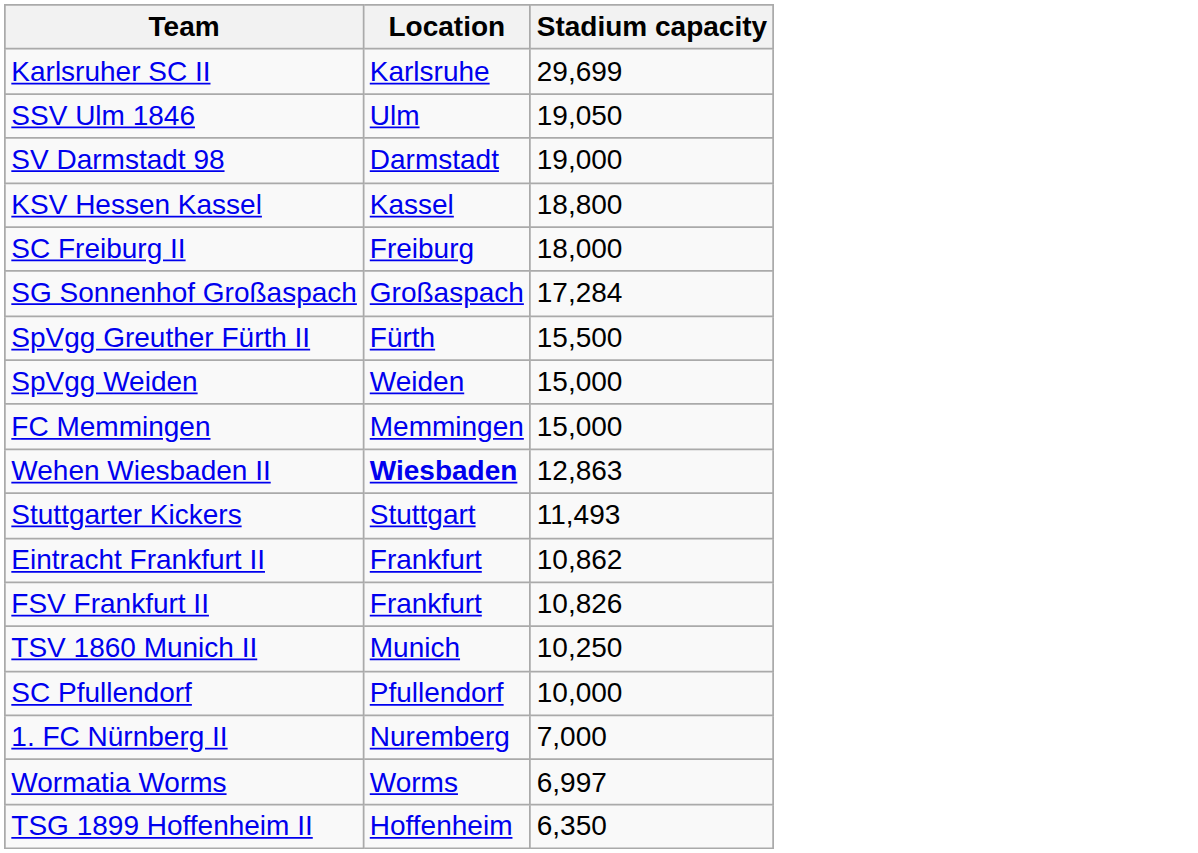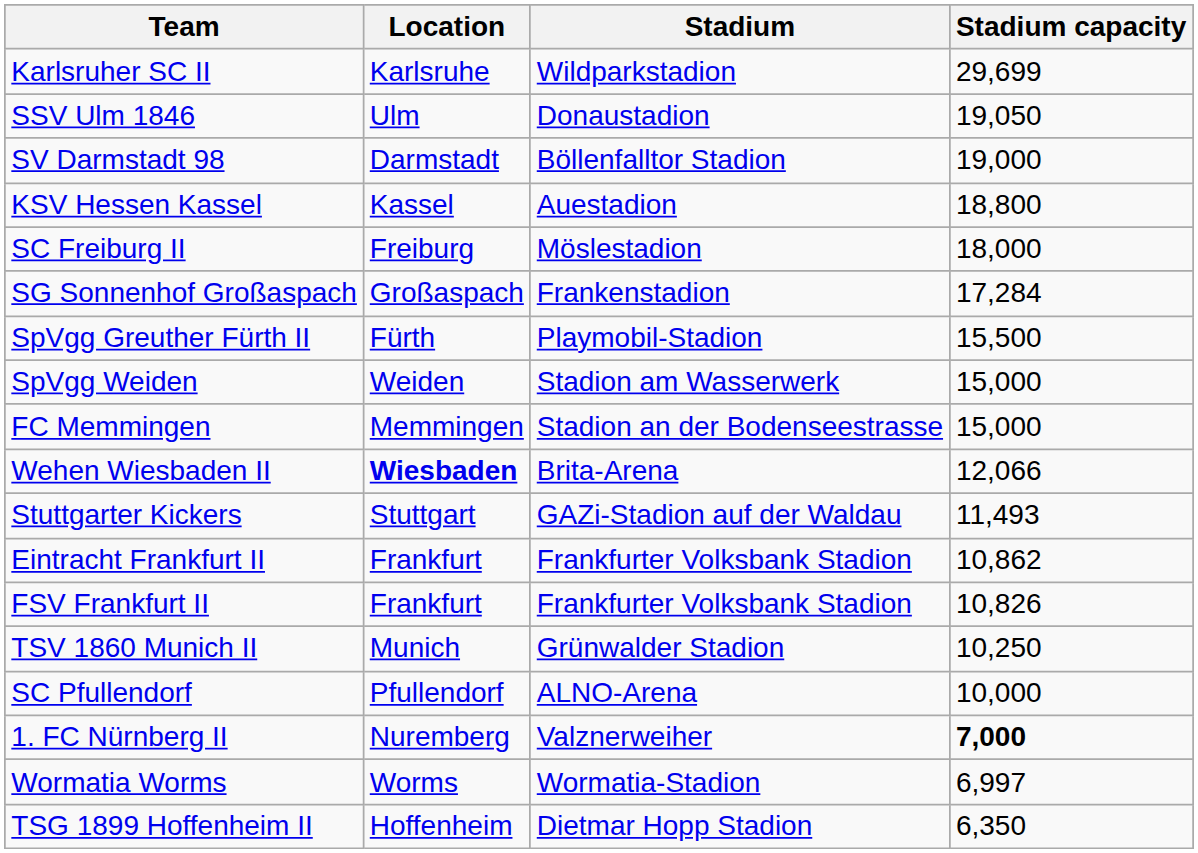+ column: (740, 26)
(580, 470) 12,863 -> (999, 470) 12,066
(572, 737) normal -> (991, 737) bold
